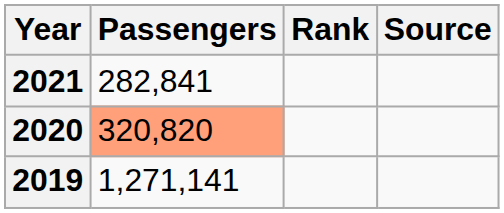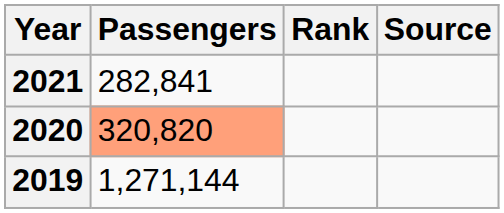(169, 181) 1,271,141 -> (169, 181) 1,271,144
